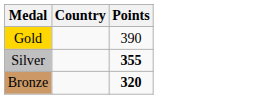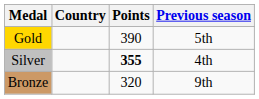+ column: (204, 15)
(131, 82) bold -> (131, 82) normal
